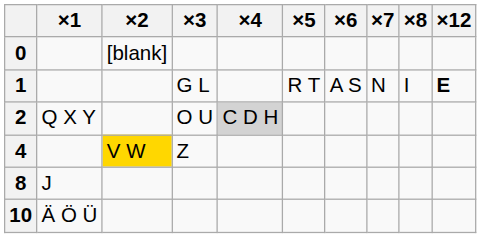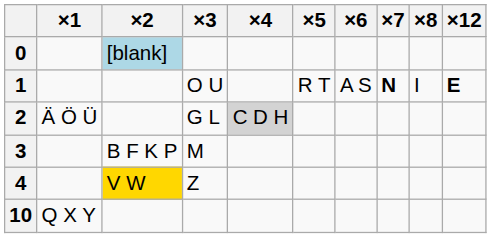(137, 53) no background -> (137, 53) lightblue background
(193, 85) G L -> (205, 85) O U
(378, 85) normal -> (389, 85) bold
(69, 118) Q X Y -> (69, 118) Ä Ö Ü
(195, 118) O U -> (203, 118) G L
+ row: (21, 150)
- row: (21, 183)
(69, 215) Ä Ö Ü -> (69, 215) Q X Y
